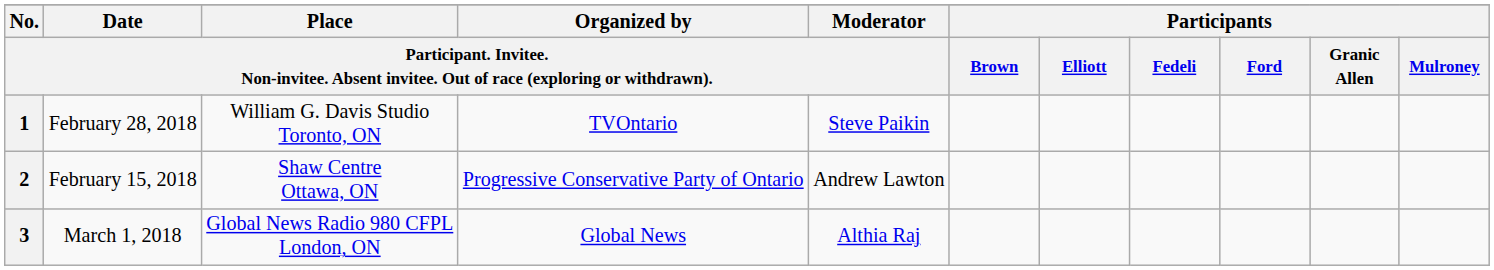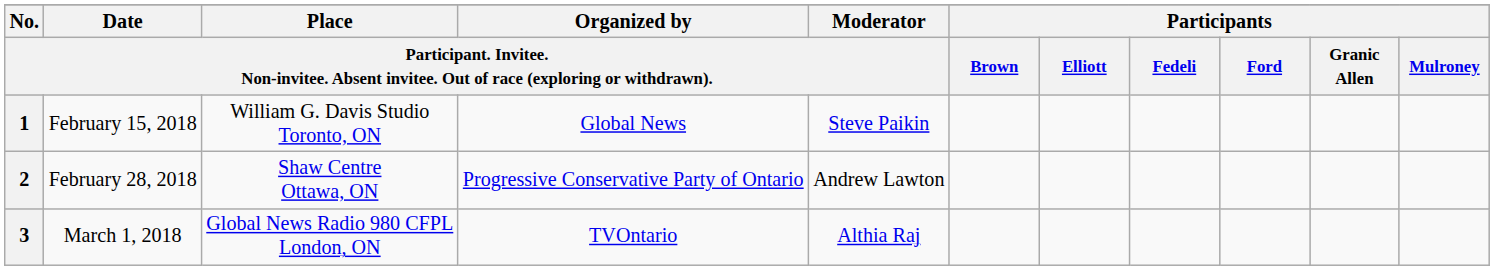(123, 122) February 28, 2018 -> (123, 122) February 15, 2018
(633, 122) TVOntario -> (633, 122) Global News
(123, 179) February 15, 2018 -> (123, 179) February 28, 2018
(633, 236) Global News -> (633, 236) TVOntario
